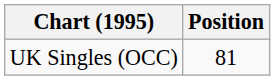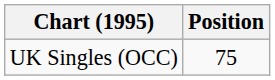(226, 57) 81 -> (226, 57) 75
